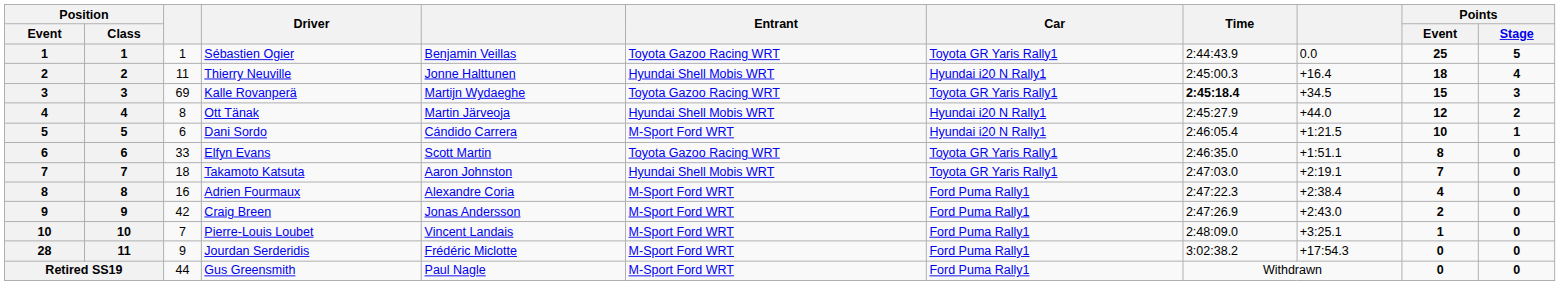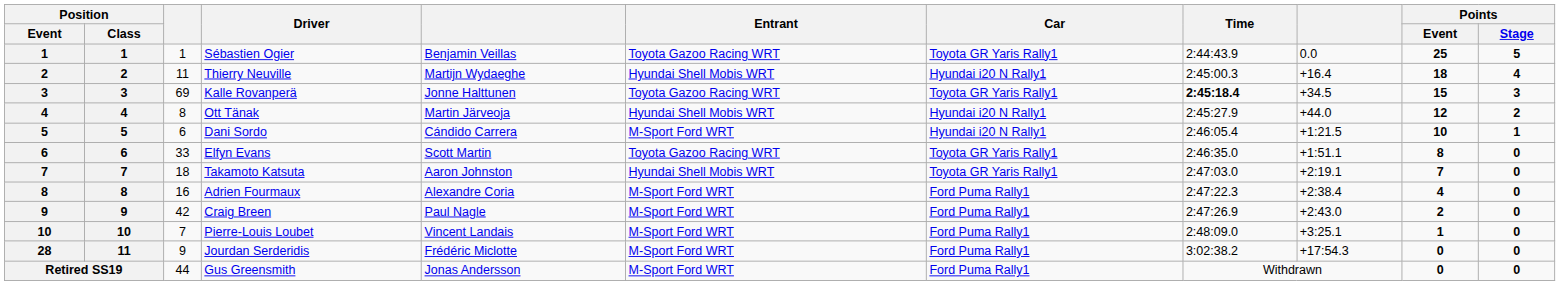(470, 73) Jonne Halttunen -> (475, 73) Martijn Wydaeghe
(475, 93) Martijn Wydaeghe -> (470, 93) Jonne Halttunen
(473, 211) Jonas Andersson -> (455, 211) Paul Nagle
(455, 270) Paul Nagle -> (473, 270) Jonas Andersson
